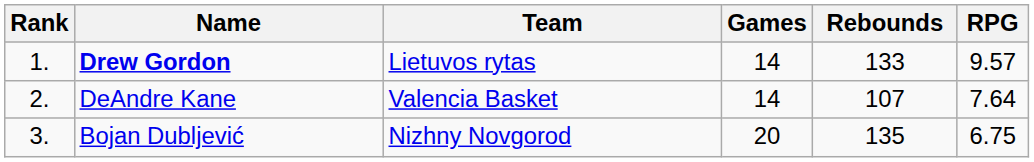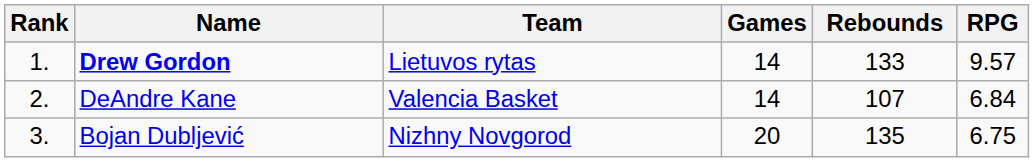(993, 99) 7.64 -> (993, 99) 6.84
